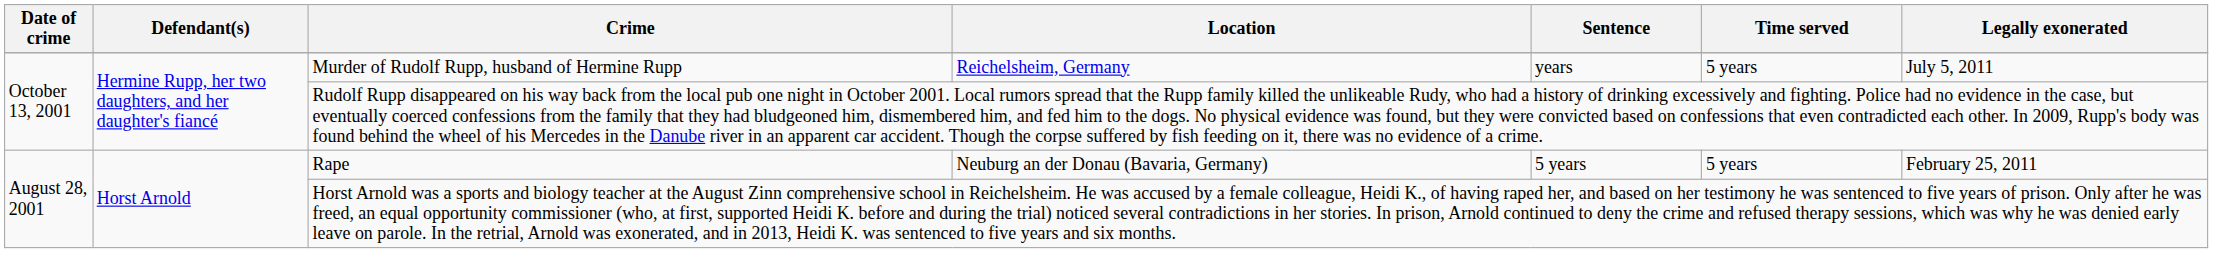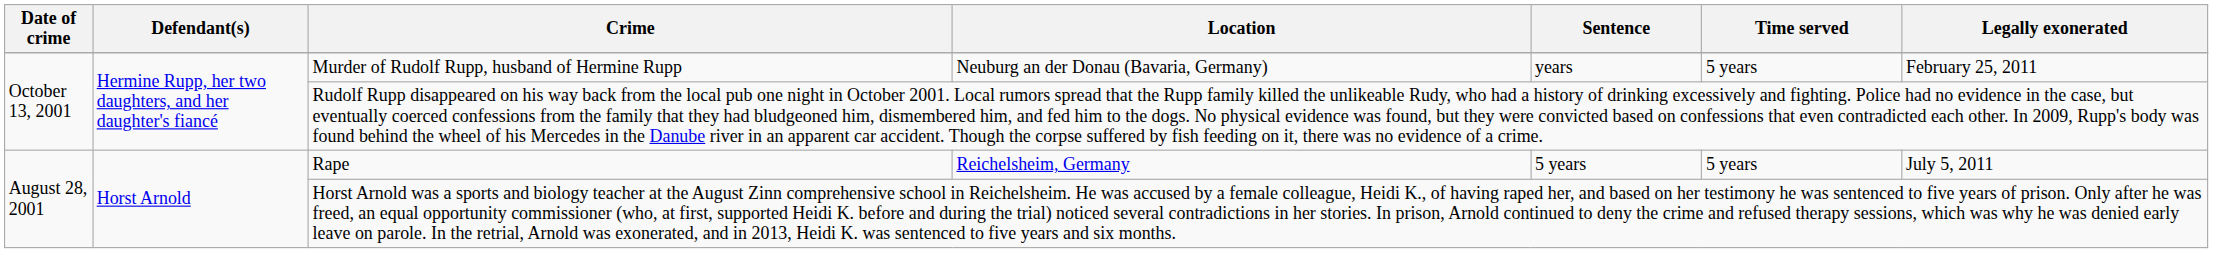(1043, 67) Reichelsheim, Germany -> (1112, 67) Neuburg an der Donau (Bavaria, Germany)
(1950, 67) July 5, 2011 -> (1972, 67) February 25, 2011
(1112, 164) Neuburg an der Donau (Bavaria, Germany) -> (1043, 164) Reichelsheim, Germany
(1972, 164) February 25, 2011 -> (1950, 164) July 5, 2011
